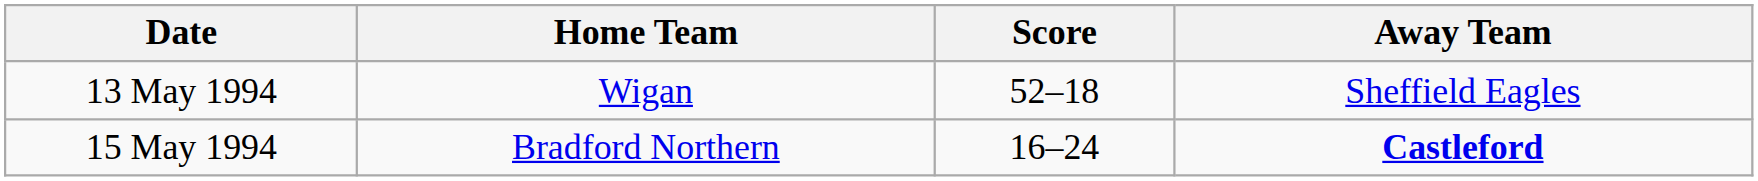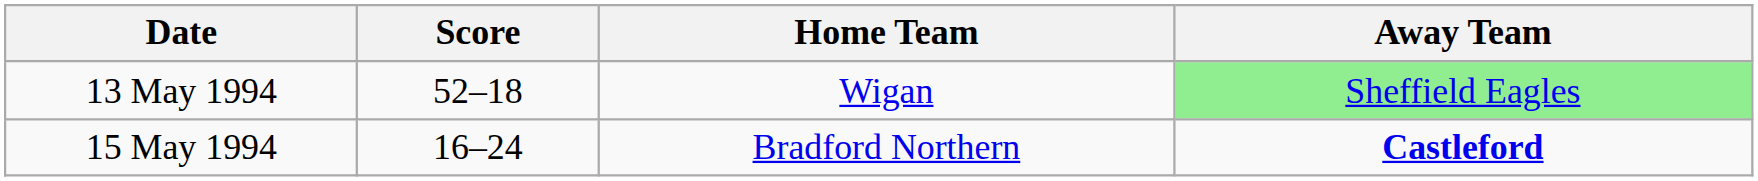columns swapped: (646, 32) <-> (1054, 32)
(1463, 89) no background -> (1463, 89) lightgreen background
